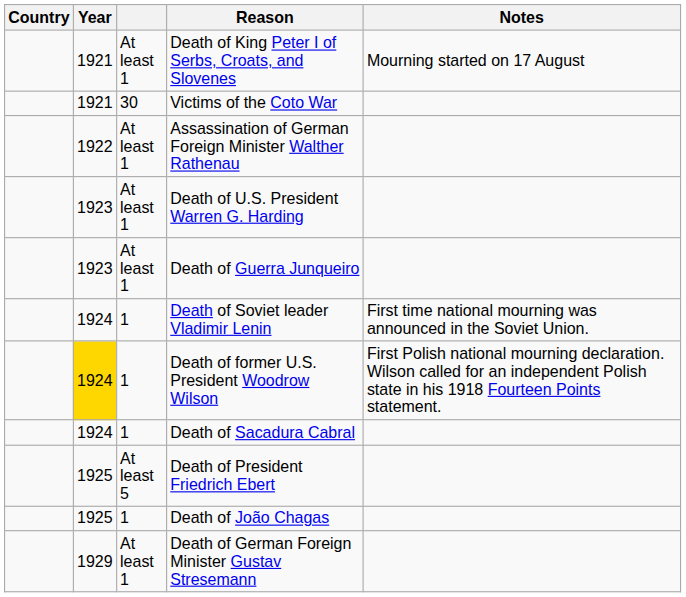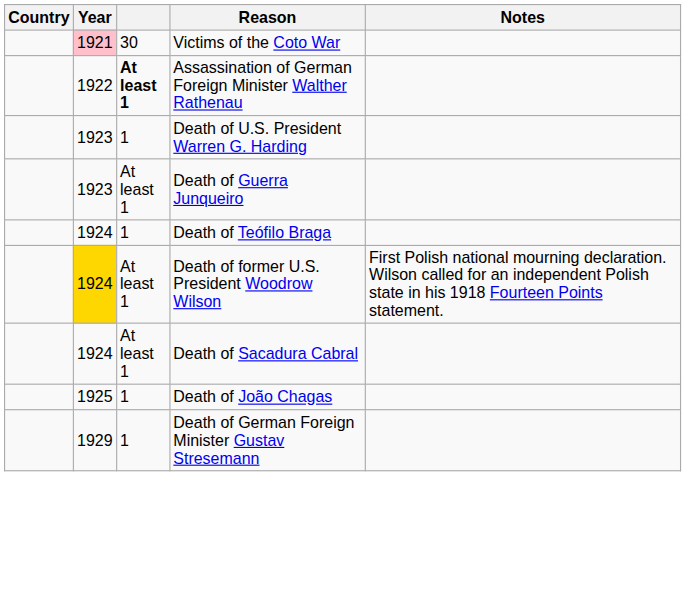- row: (253, 61)
(95, 104) no background -> (95, 43) pink background
(137, 147) normal -> (138, 86) bold
(137, 207) At least 1 -> (125, 138) 1
- row: (249, 320)
+ row: (252, 233)
(125, 381) 1 -> (137, 285) At least 1
(125, 433) 1 -> (137, 354) At least 1
- row: (236, 476)
(137, 562) At least 1 -> (125, 440) 1
